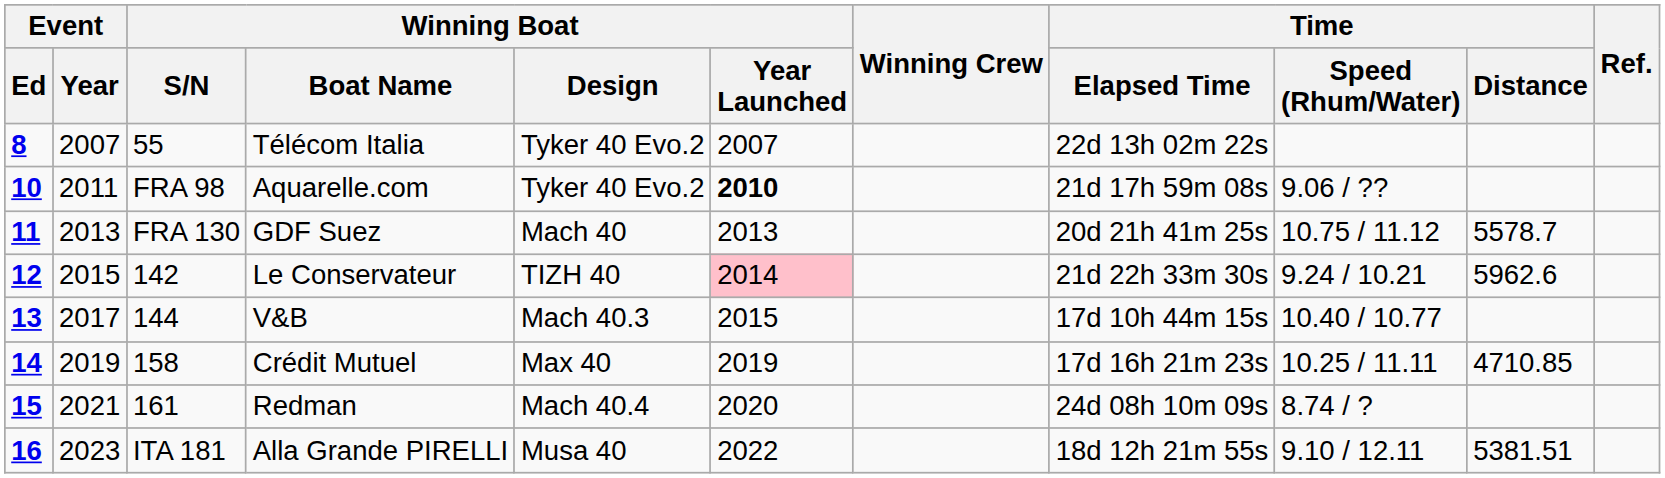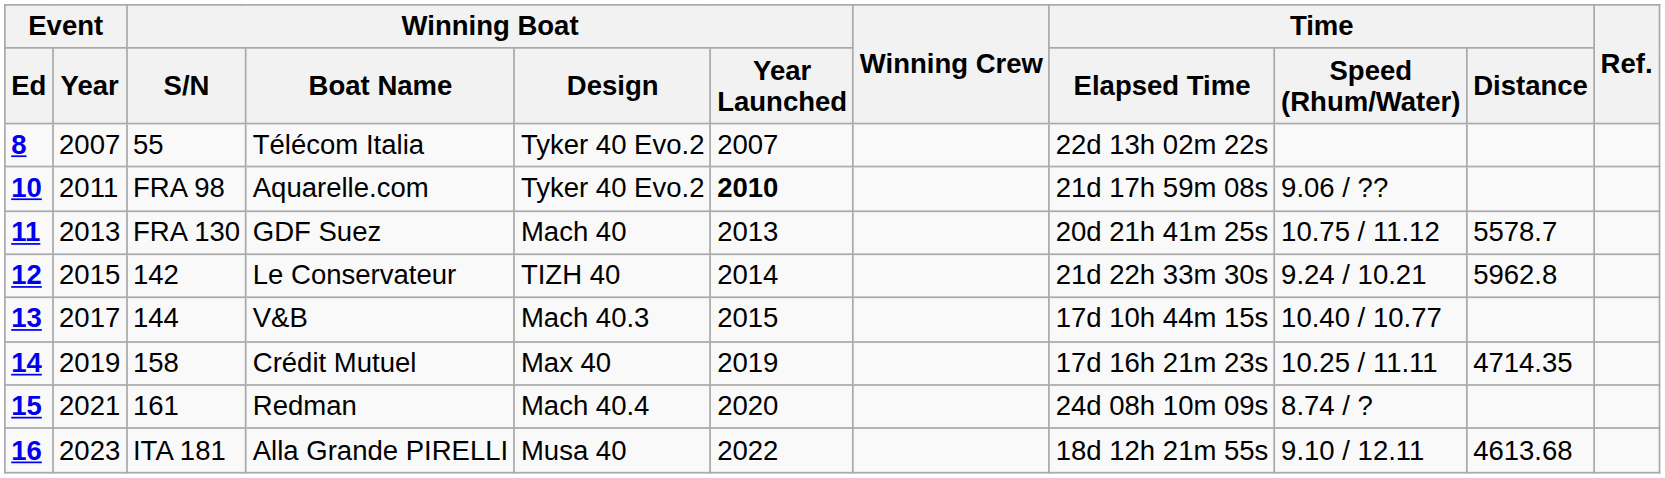(748, 275) pink background -> (748, 275) no background
(1515, 275) 5962.6 -> (1515, 275) 5962.8
(1523, 362) 4710.85 -> (1523, 362) 4714.35
(1523, 450) 5381.51 -> (1523, 450) 4613.68
